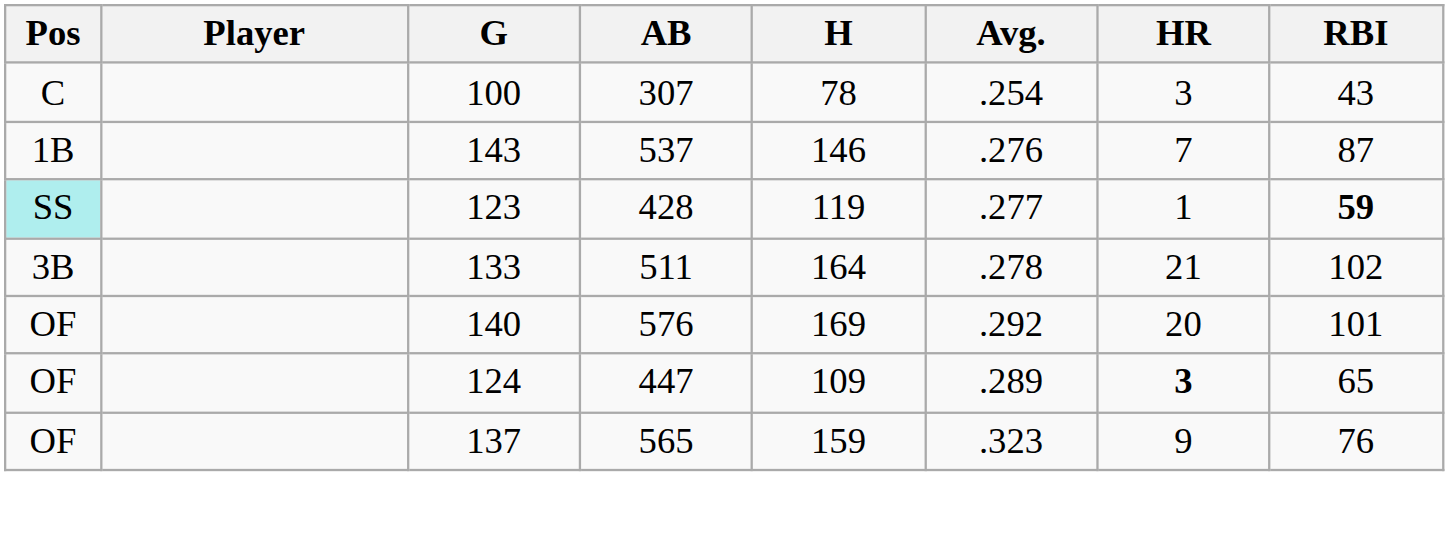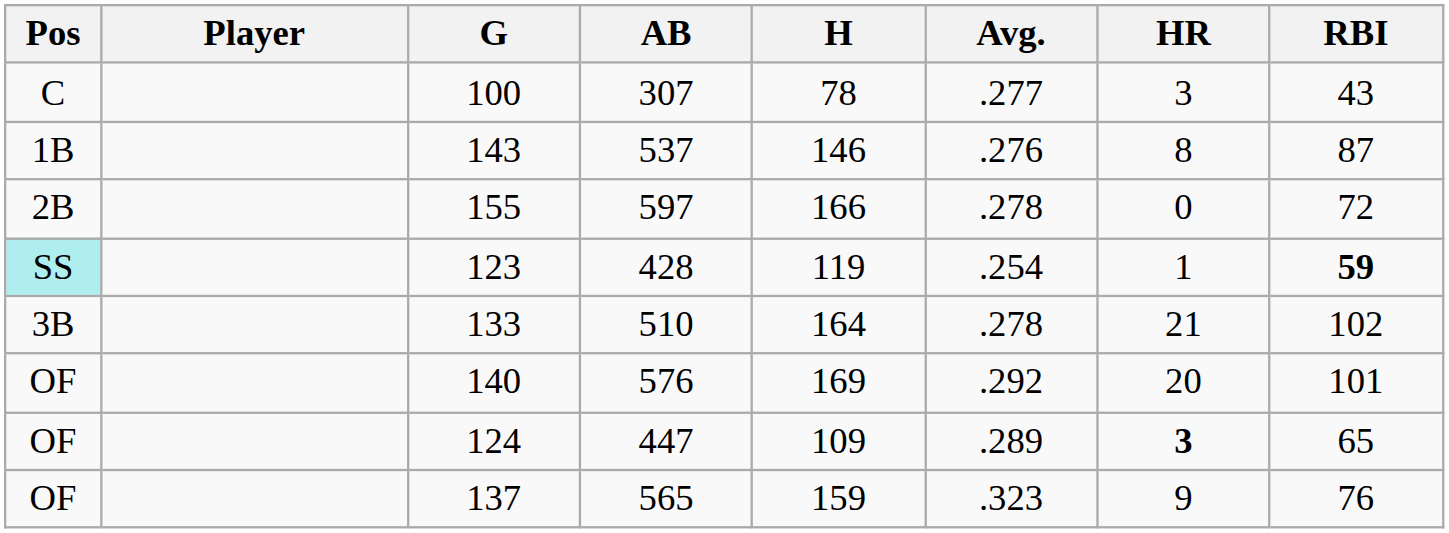(1011, 91) .254 -> (1011, 91) .277
(1183, 149) 7 -> (1183, 149) 8
+ row: (494, 207)
(1011, 207) .277 -> (1011, 265) .254
(666, 265) 511 -> (666, 324) 510
